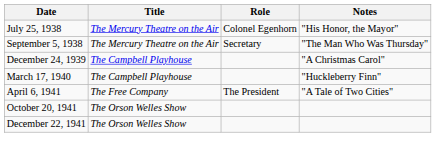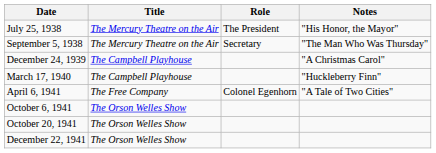(260, 28) Colonel Egenhorn -> (251, 28) The President
(251, 92) The President -> (260, 92) Colonel Egenhorn
+ row: (39, 108)
